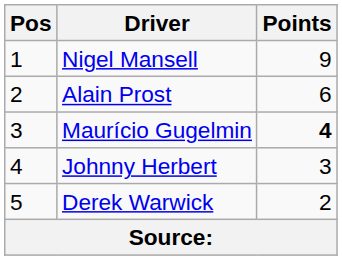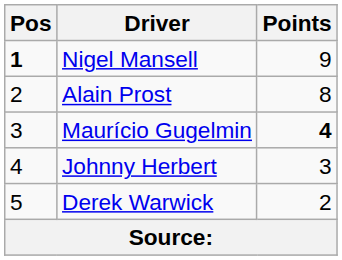(16, 59) normal -> (16, 59) bold
(325, 95) 6 -> (325, 95) 8
